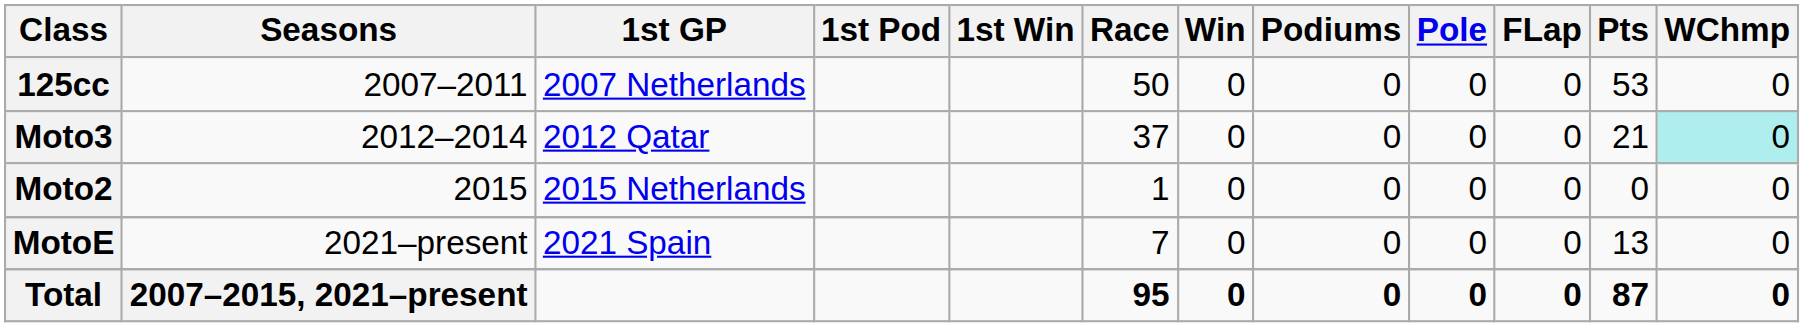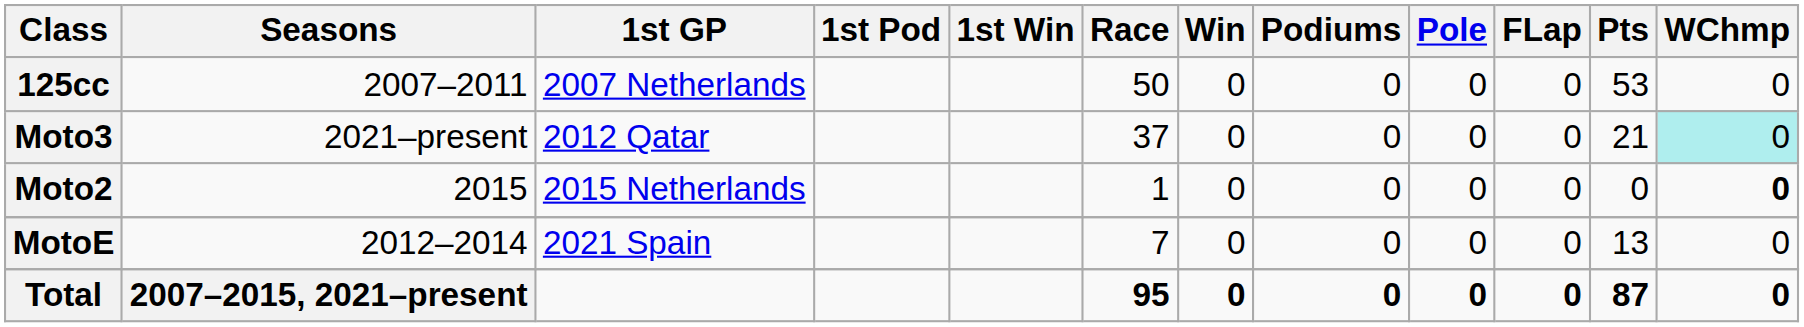(444, 136) 2012–2014 -> (426, 136) 2021–present
(1781, 189) normal -> (1781, 189) bold
(426, 242) 2021–present -> (444, 242) 2012–2014
